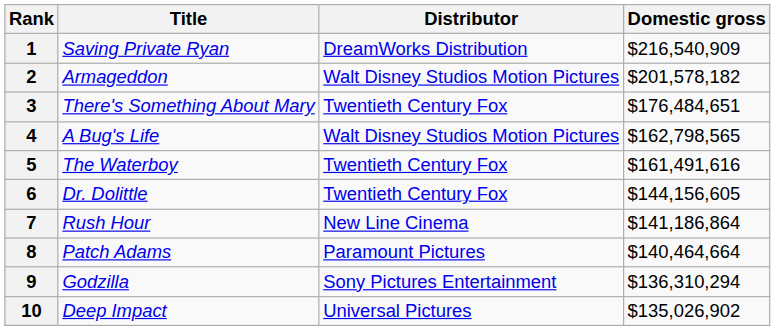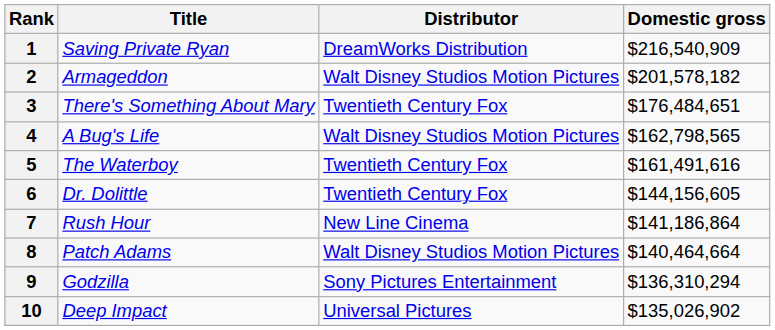(404, 252) Paramount Pictures -> (471, 252) Walt Disney Studios Motion Pictures
